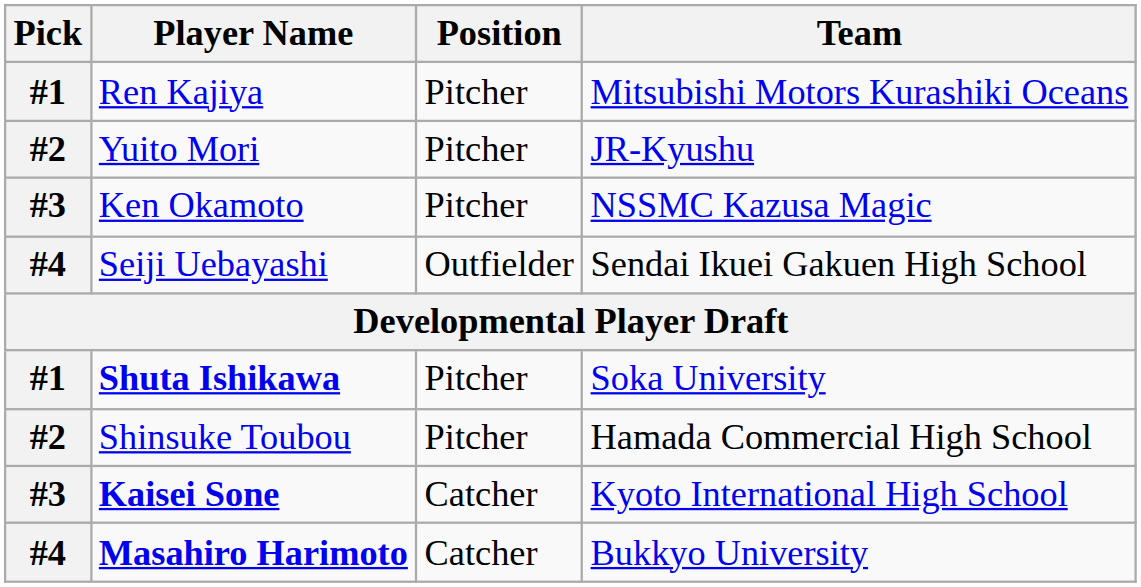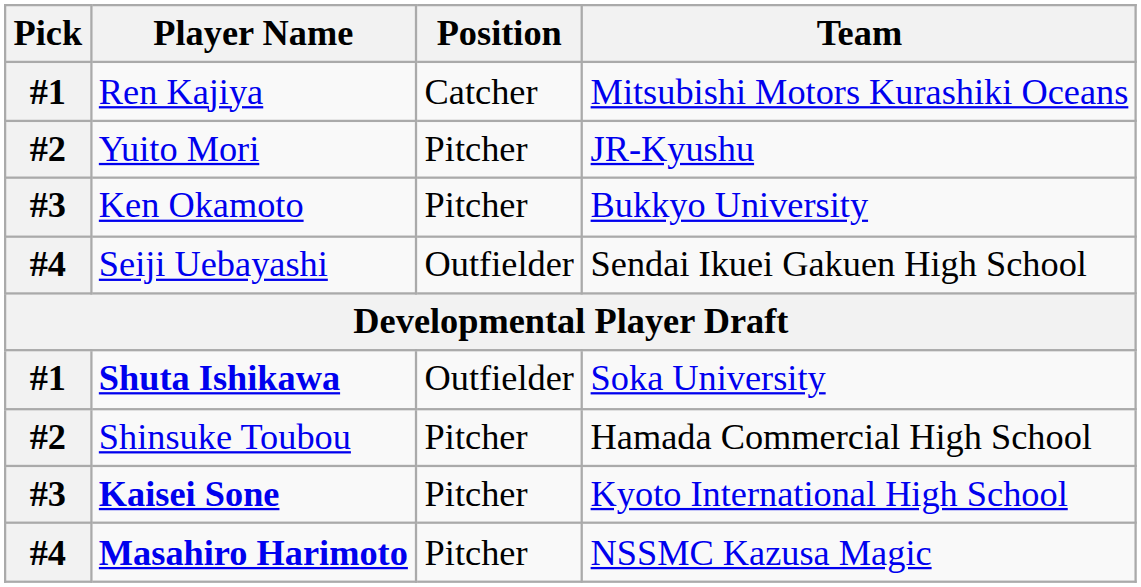(476, 90) Pitcher -> (481, 90) Catcher
(761, 206) NSSMC Kazusa Magic -> (729, 206) Bukkyo University
(476, 378) Pitcher -> (499, 378) Outfielder
(481, 494) Catcher -> (476, 494) Pitcher
(481, 551) Catcher -> (476, 551) Pitcher
(729, 551) Bukkyo University -> (761, 551) NSSMC Kazusa Magic
